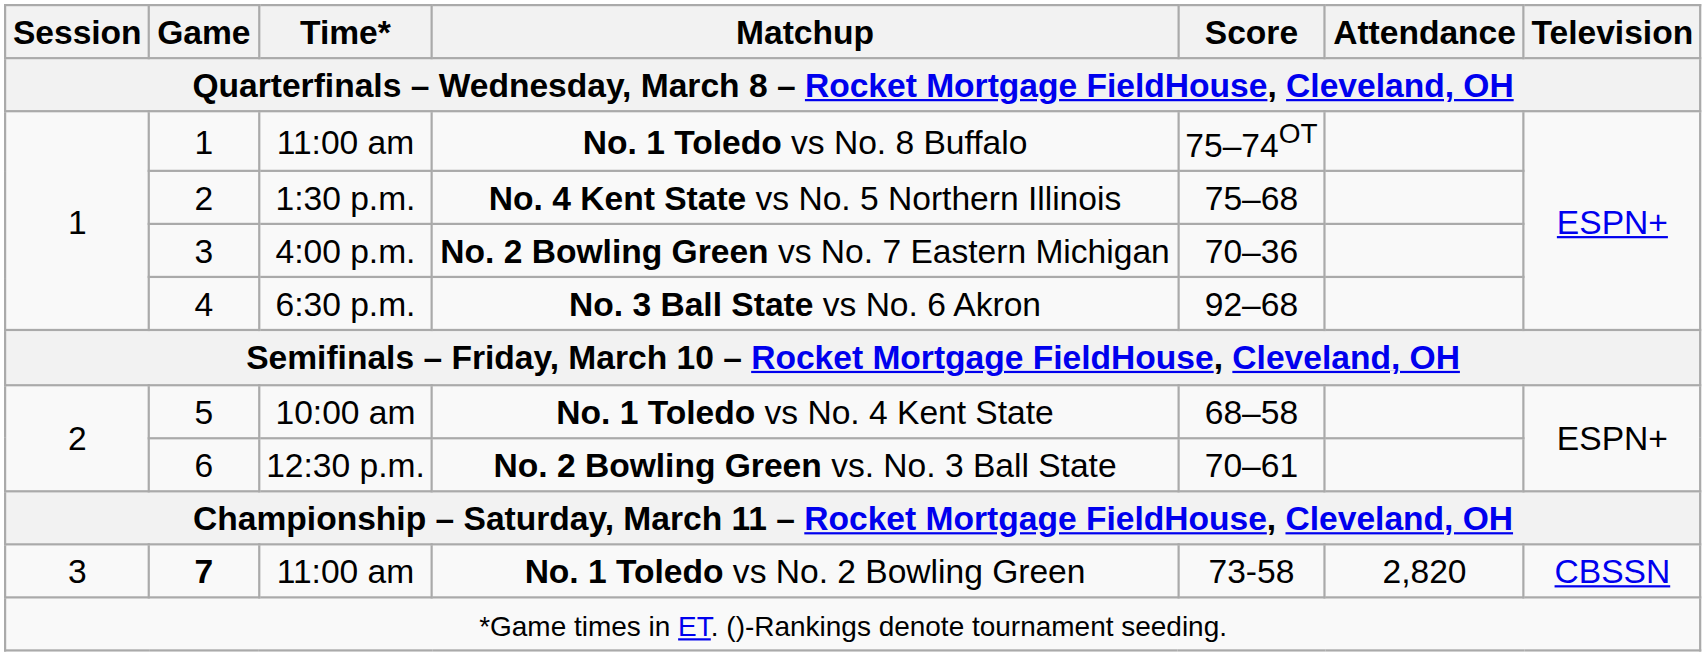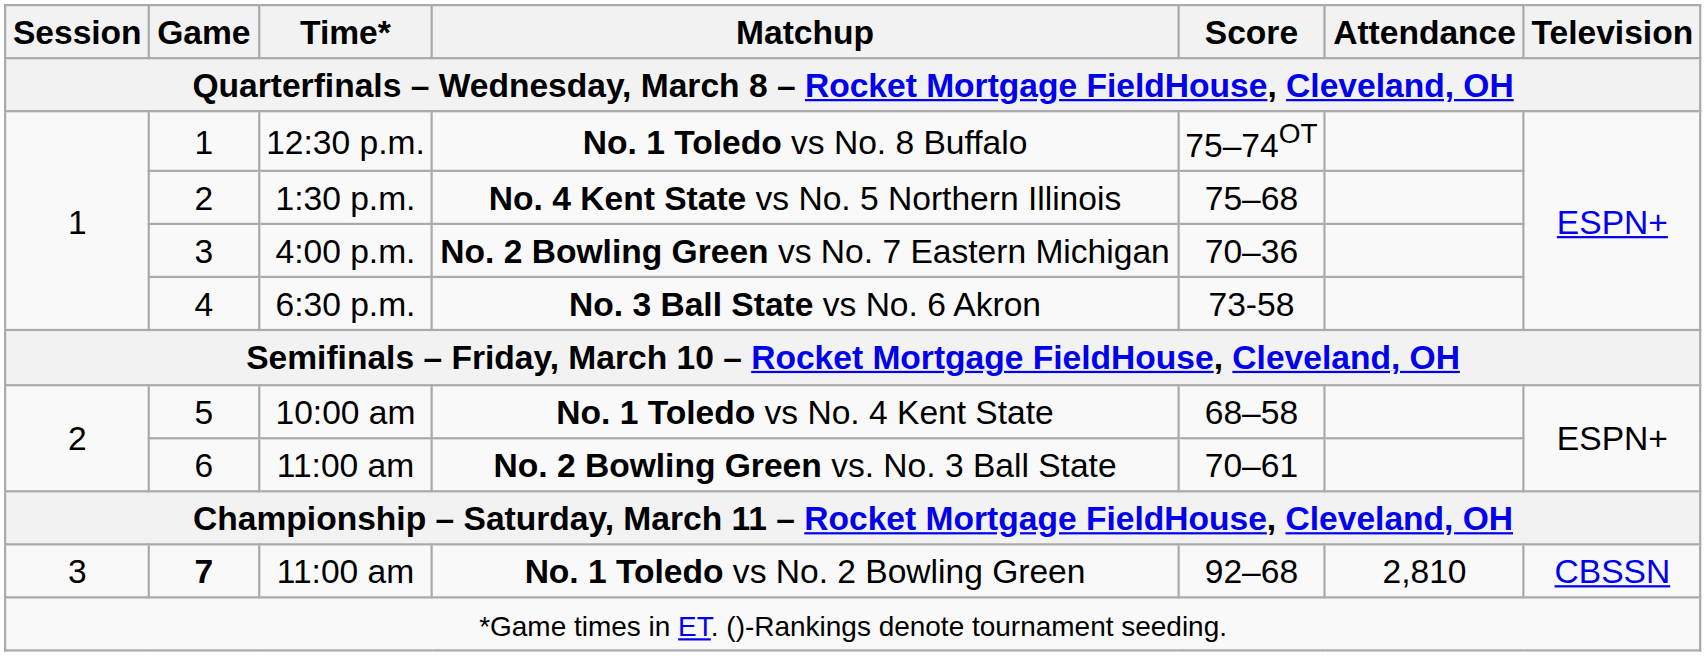(345, 142) 11:00 am -> (345, 142) 12:30 p.m.
(1251, 305) 92–68 -> (1251, 305) 73-58
(345, 464) 12:30 p.m. -> (345, 464) 11:00 am
(1251, 570) 73-58 -> (1251, 570) 92–68
(1425, 570) 2,820 -> (1425, 570) 2,810
